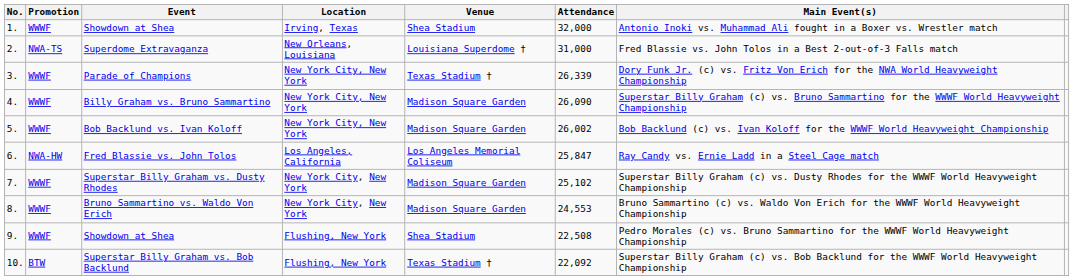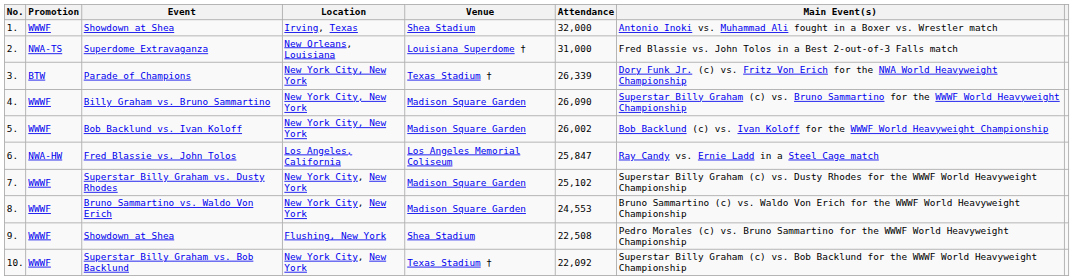(40, 76) WWWF -> (37, 76) BTW
(37, 263) BTW -> (40, 263) WWWF
(335, 263) Flushing, New York -> (335, 263) New York City, New York
